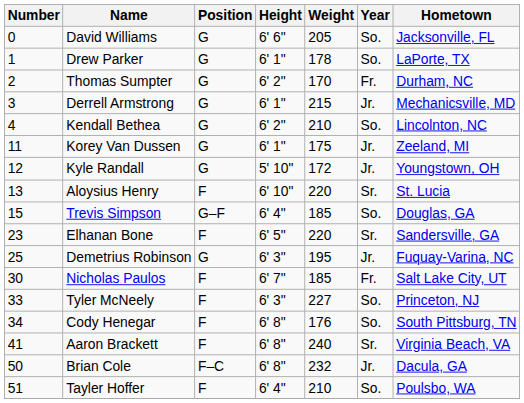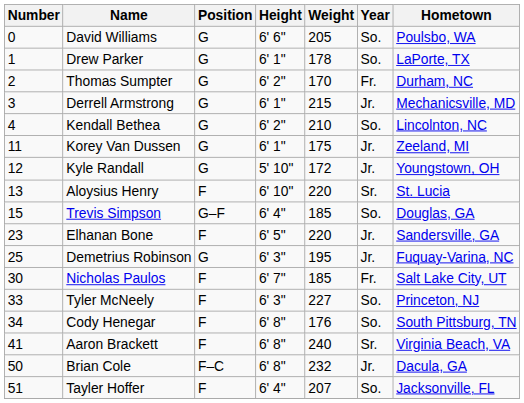(445, 37) Jacksonville, FL -> (436, 37) Poulsbo, WA
(369, 235) Sr. -> (368, 235) Jr.
(320, 388) 210 -> (320, 388) 207
(436, 388) Poulsbo, WA -> (445, 388) Jacksonville, FL
